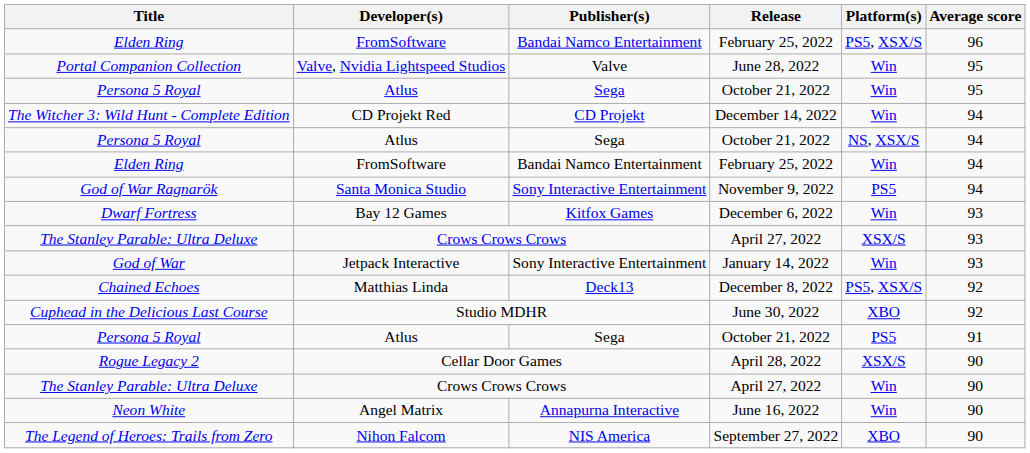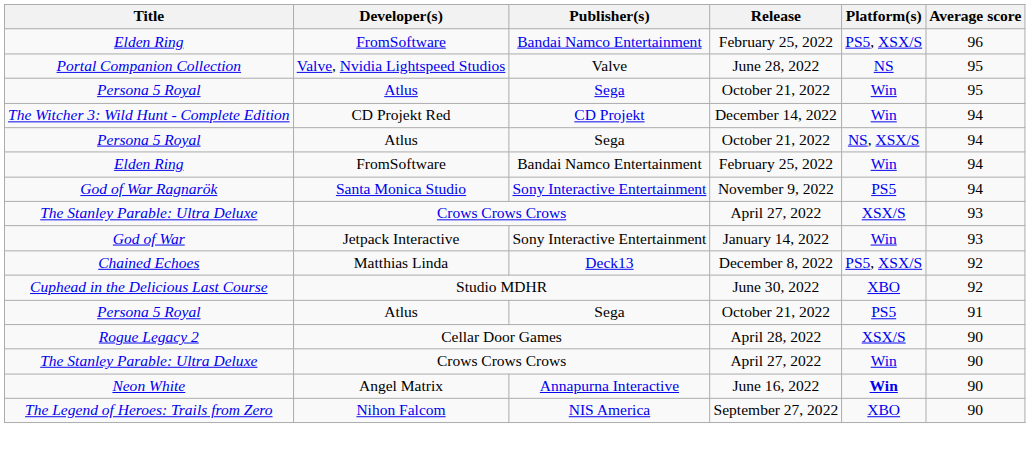(884, 66) Win -> (884, 66) NS
- row: (149, 213)
(884, 410) normal -> (884, 386) bold
